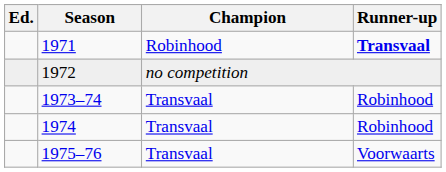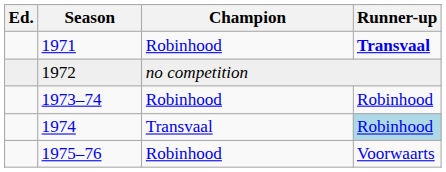(179, 99) Transvaal -> (184, 99) Robinhood
(395, 126) no background -> (395, 126) lightblue background
(179, 153) Transvaal -> (184, 153) Robinhood
